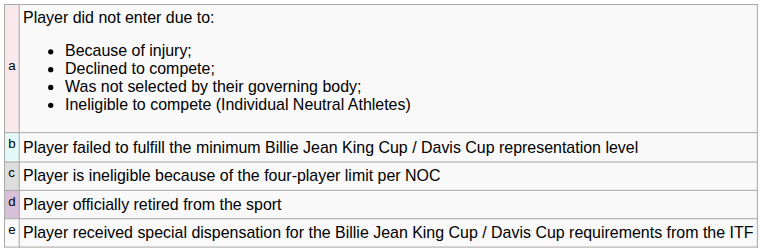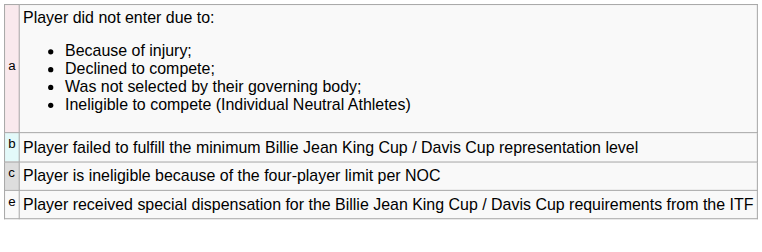- row: (152, 204)
